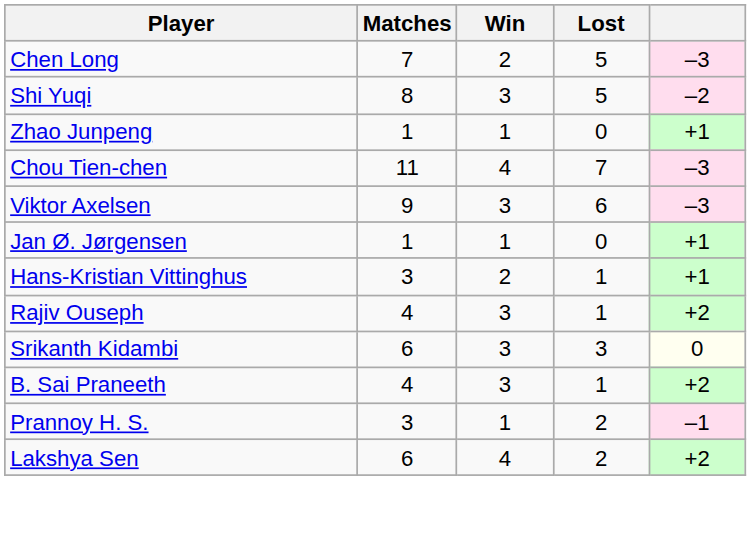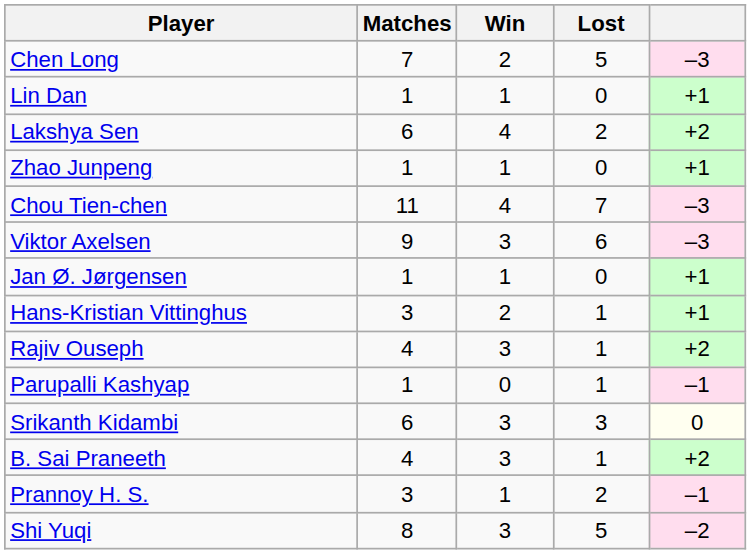+ row: (48, 95)
rows swapped: (51, 95) <-> (74, 458)
+ row: (100, 385)
